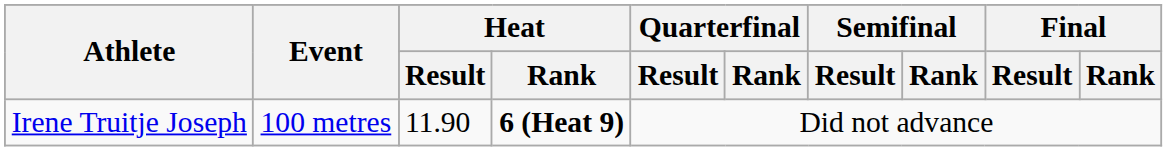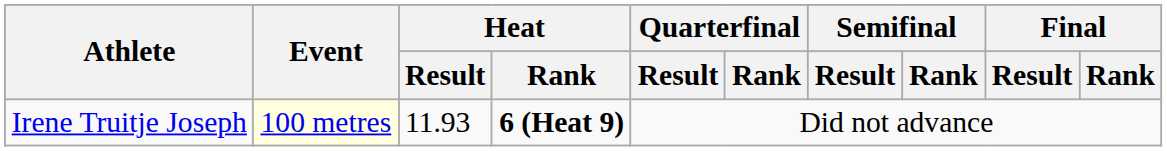(326, 121) no background -> (326, 121) lightyellow background
(438, 121) 11.90 -> (438, 121) 11.93
